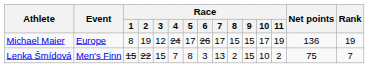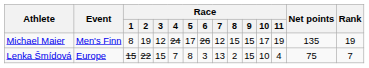(91, 41) Europe -> (99, 41) Men's Finn
(220, 41) 17 -> (220, 41) 12
(311, 41) 136 -> (311, 41) 135
(99, 56) Men's Finn -> (91, 56) Europe
(279, 56) 2 -> (279, 56) 4
